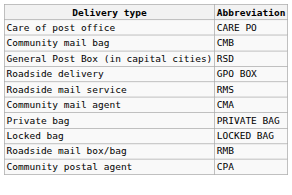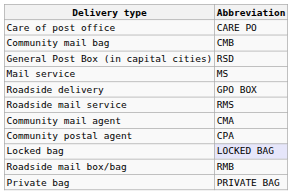+ row: (41, 74)
rows swapped: (69, 167) <-> (38, 120)
(245, 136) no background -> (245, 151) lavender background
